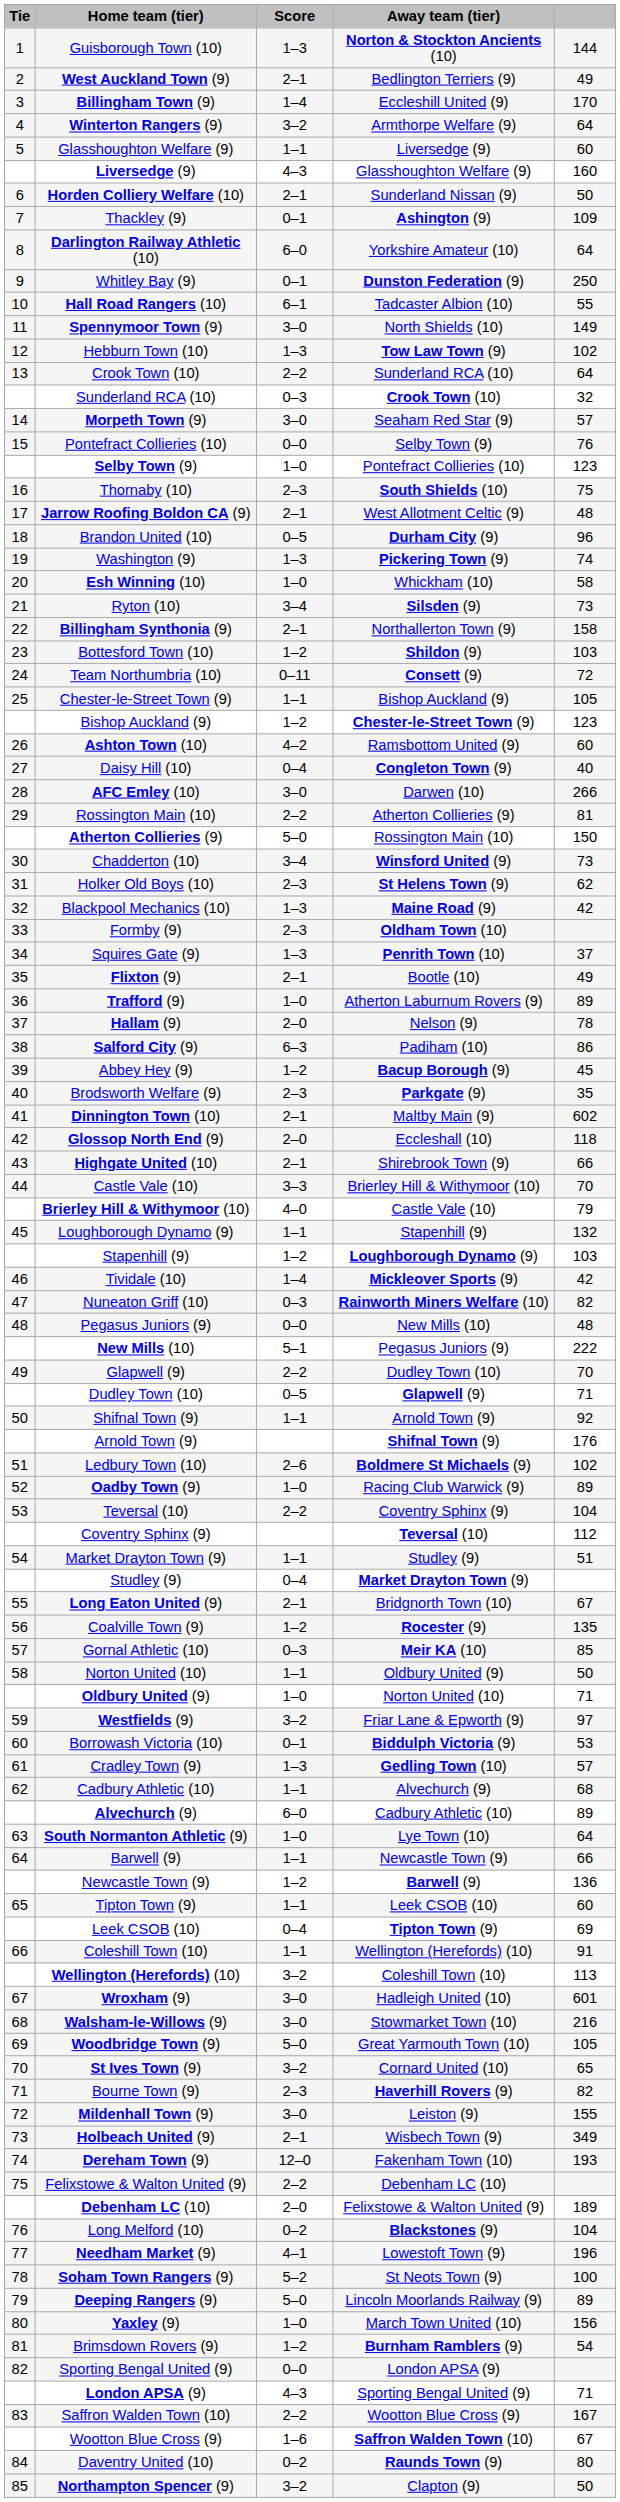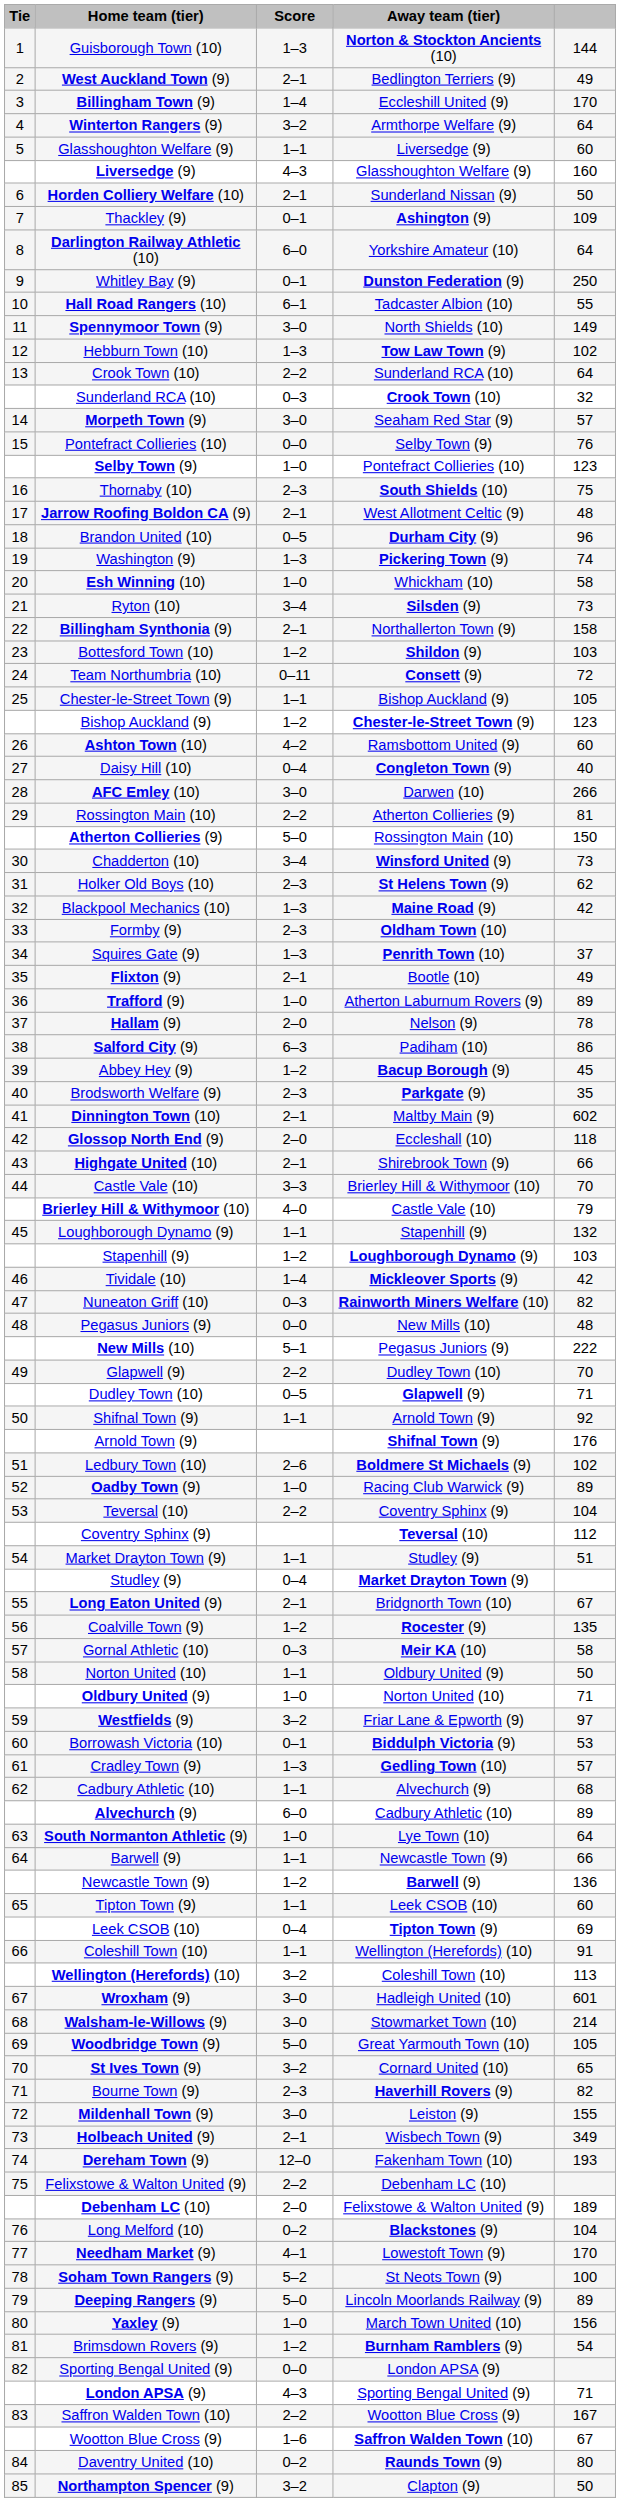(585, 1650) 85 -> (585, 1650) 58
(585, 2022) 216 -> (585, 2022) 214
(585, 2254) 196 -> (585, 2254) 170
